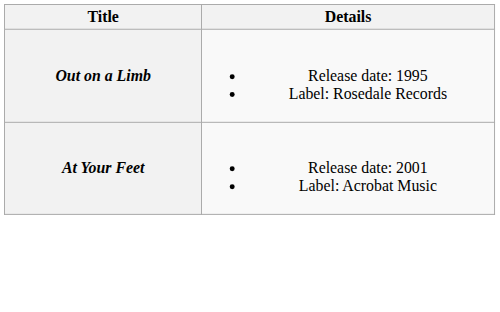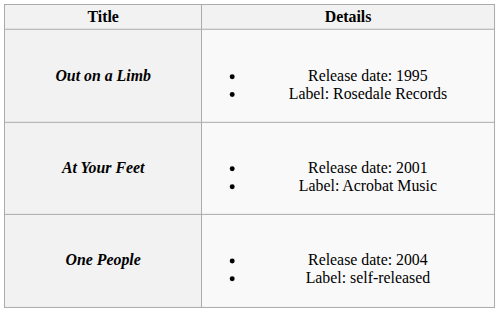+ row: (103, 260)
